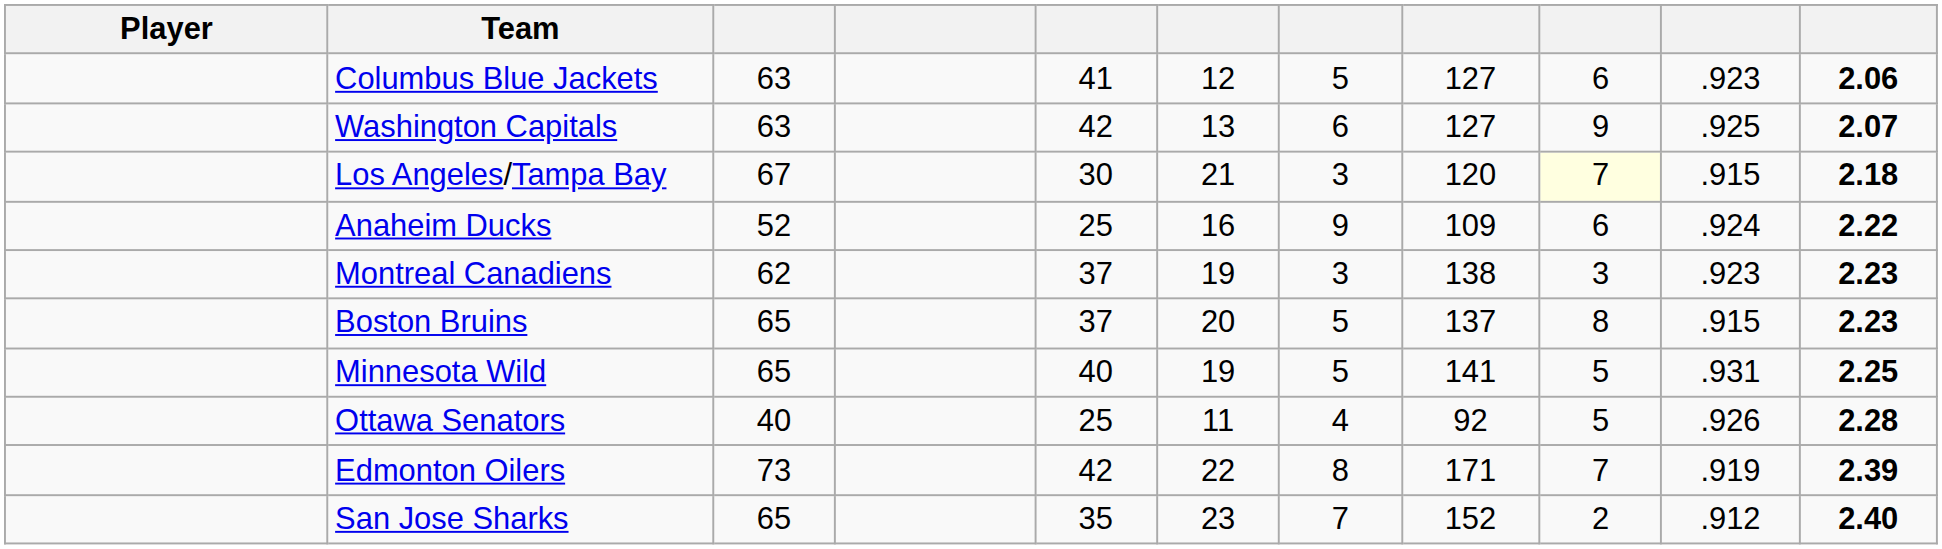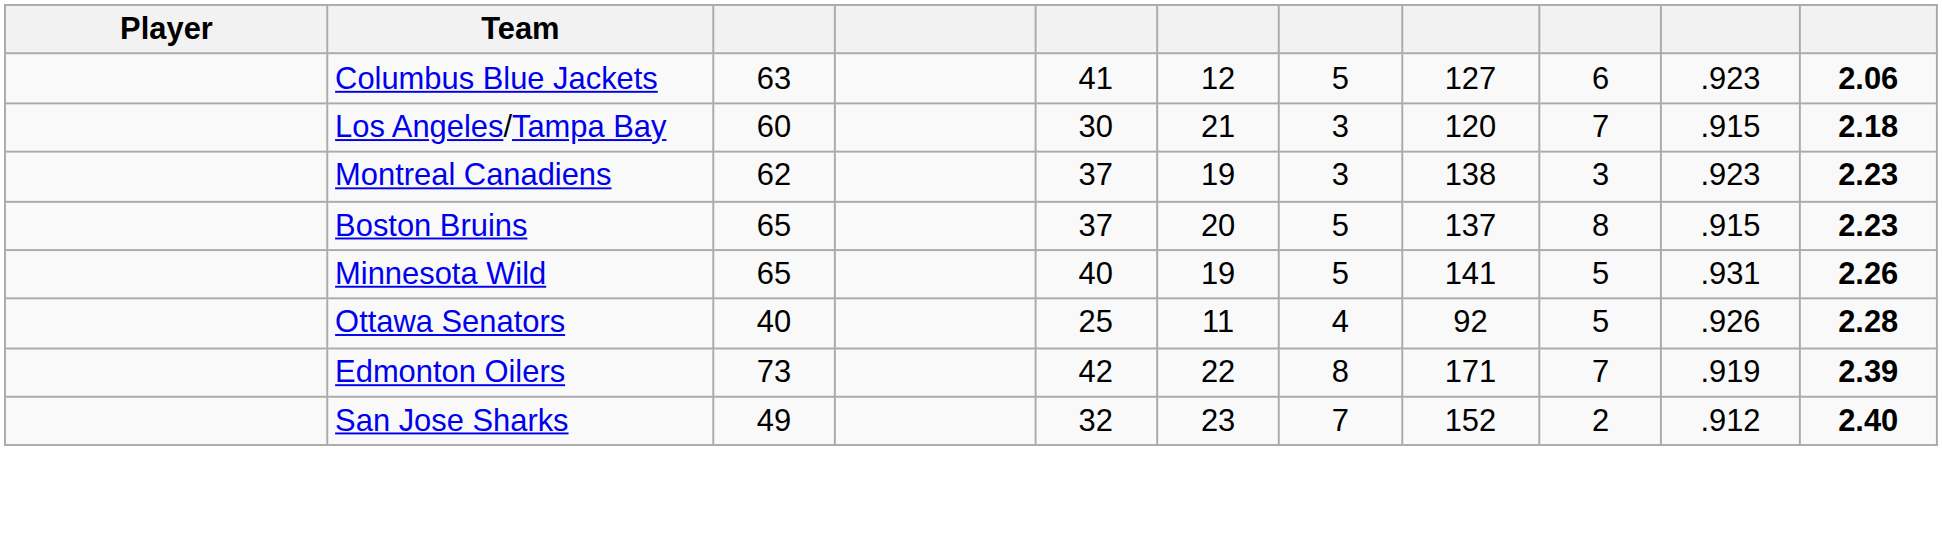- row: (476, 126)
(774, 175) 67 -> (774, 126) 60
(1600, 175) lightyellow background -> (1600, 126) no background
- row: (443, 224)
(1868, 371) 2.25 -> (1868, 273) 2.26
(774, 518) 65 -> (774, 420) 49
(1096, 518) 35 -> (1096, 420) 32
